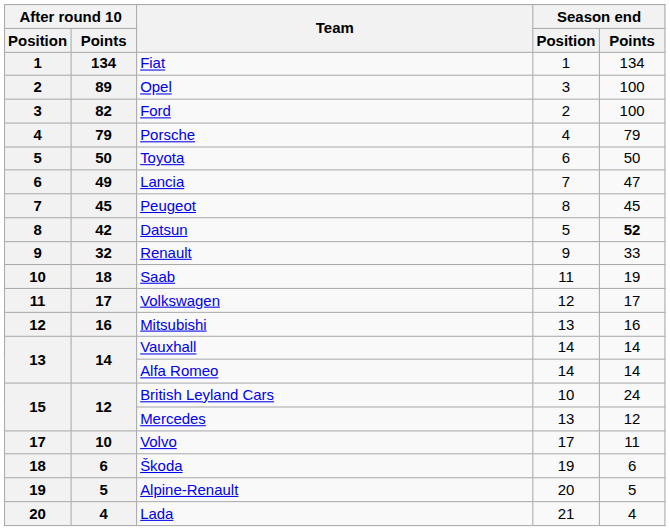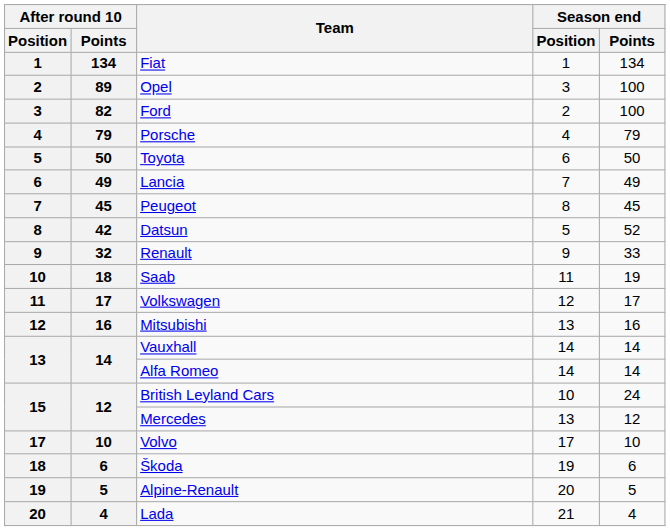(632, 182) 47 -> (632, 182) 49
(632, 230) bold -> (632, 230) normal
(632, 443) 11 -> (632, 443) 10
